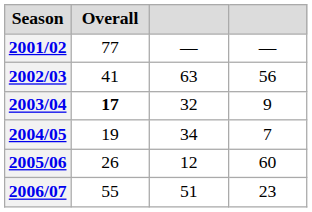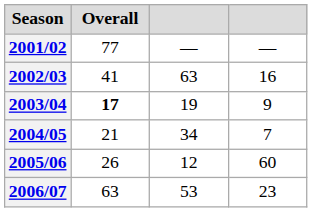(267, 76) 56 -> (267, 76) 16
(189, 105) 32 -> (189, 105) 19
(110, 133) 19 -> (110, 133) 21
(110, 191) 55 -> (110, 191) 63
(189, 191) 51 -> (189, 191) 53
